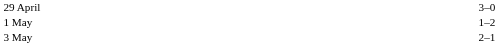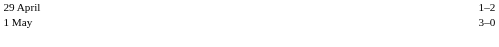(487, 7) 3–0 -> (487, 7) 1–2
(487, 22) 1–2 -> (487, 22) 3–0
- row: (18, 37)
